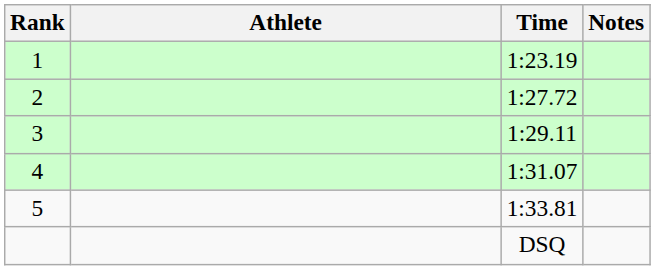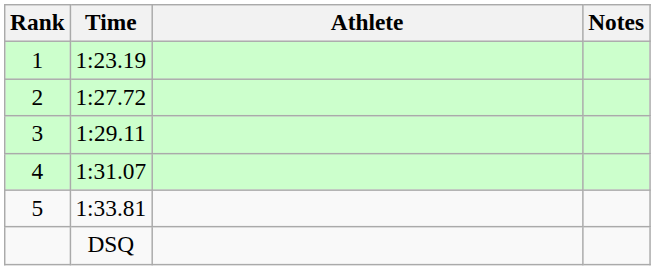columns swapped: (286, 23) <-> (542, 23)
